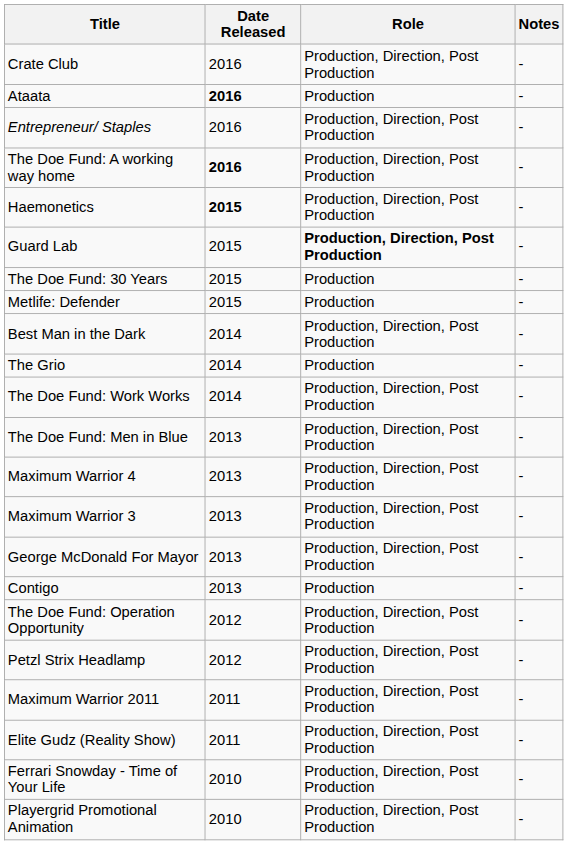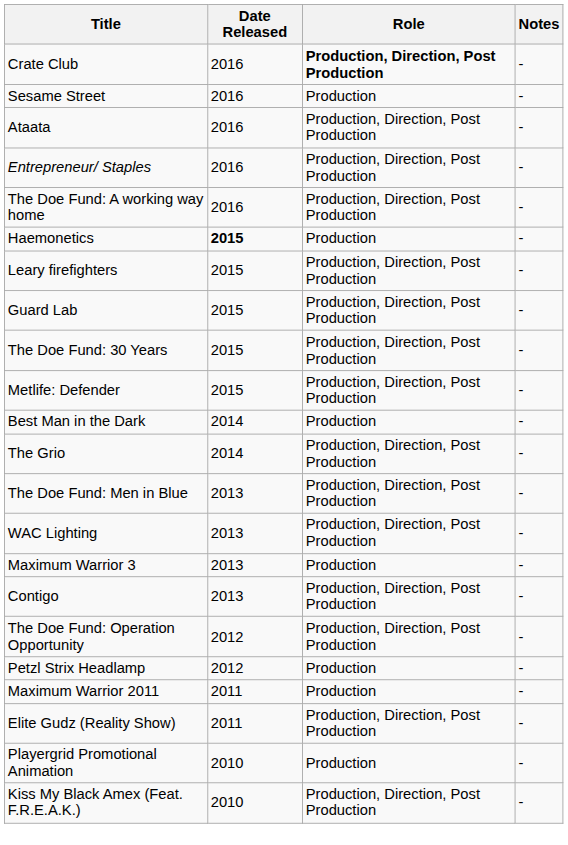(391, 64) normal -> (401, 64) bold
+ row: (57, 95)
(225, 95) bold -> (227, 127) normal
(339, 95) Production -> (393, 127) Production, Direction, Post Production
(225, 167) bold -> (227, 207) normal
(391, 207) Production, Direction, Post Production -> (341, 239) Production
+ row: (63, 270)
(399, 247) bold -> (393, 310) normal
(339, 278) Production -> (393, 350) Production, Direction, Post Production
(339, 302) Production -> (393, 390) Production, Direction, Post Production
(391, 333) Production, Direction, Post Production -> (341, 422) Production
(339, 365) Production -> (393, 453) Production, Direction, Post Production
- row: (99, 397)
+ row: (53, 533)
- row: (72, 476)
(391, 516) Production, Direction, Post Production -> (341, 565) Production
- row: (103, 556)
(339, 588) Production -> (393, 596) Production, Direction, Post Production
(391, 659) Production, Direction, Post Production -> (341, 668) Production
(391, 699) Production, Direction, Post Production -> (341, 691) Production
- row: (93, 779)
(391, 819) Production, Direction, Post Production -> (341, 763) Production
+ row: (95, 803)
